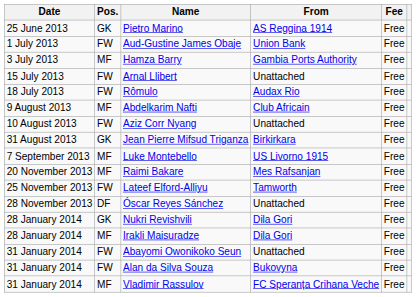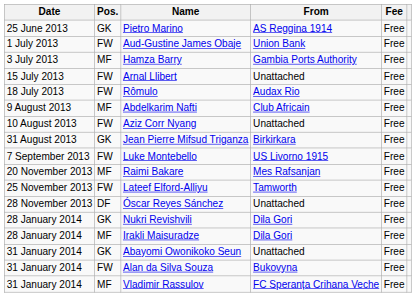(104, 156) MF -> (105, 156) FW
(105, 252) FW -> (104, 252) GK
